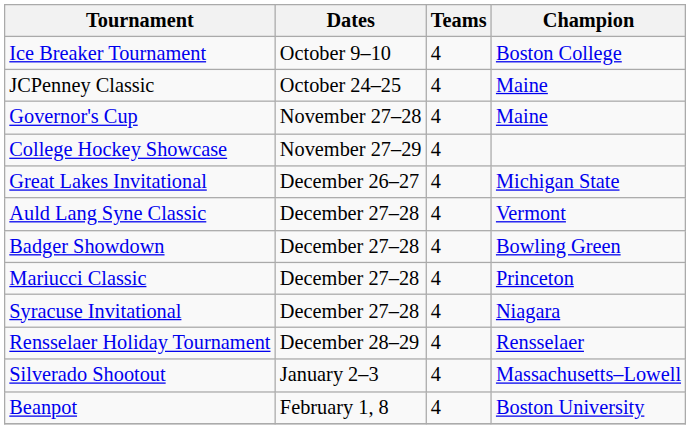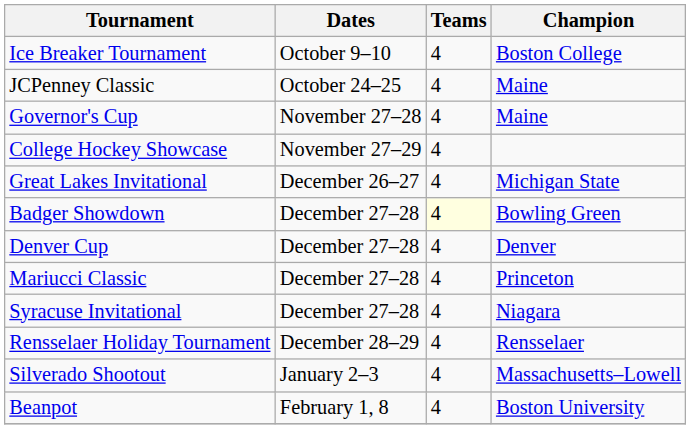- row: (108, 213)
(436, 246) no background -> (436, 213) lightyellow background
+ row: (59, 246)
